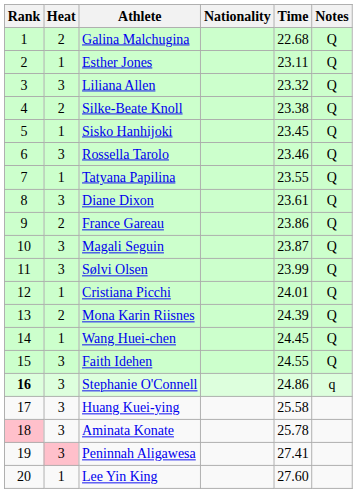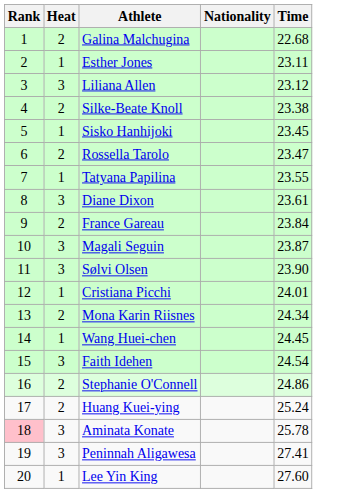- column: (332, 16)
(293, 85) 23.32 -> (293, 85) 23.12
(61, 154) 3 -> (61, 154) 2
(293, 154) 23.46 -> (293, 154) 23.47
(293, 223) 23.86 -> (293, 223) 23.84
(293, 269) 23.99 -> (293, 269) 23.90
(293, 315) 24.39 -> (293, 315) 24.34
(293, 362) 24.55 -> (293, 362) 24.54
(24, 385) bold -> (24, 385) normal
(61, 385) 3 -> (61, 385) 2
(61, 408) 3 -> (61, 408) 2
(293, 408) 25.58 -> (293, 408) 25.24
(61, 454) pink background -> (61, 454) no background
